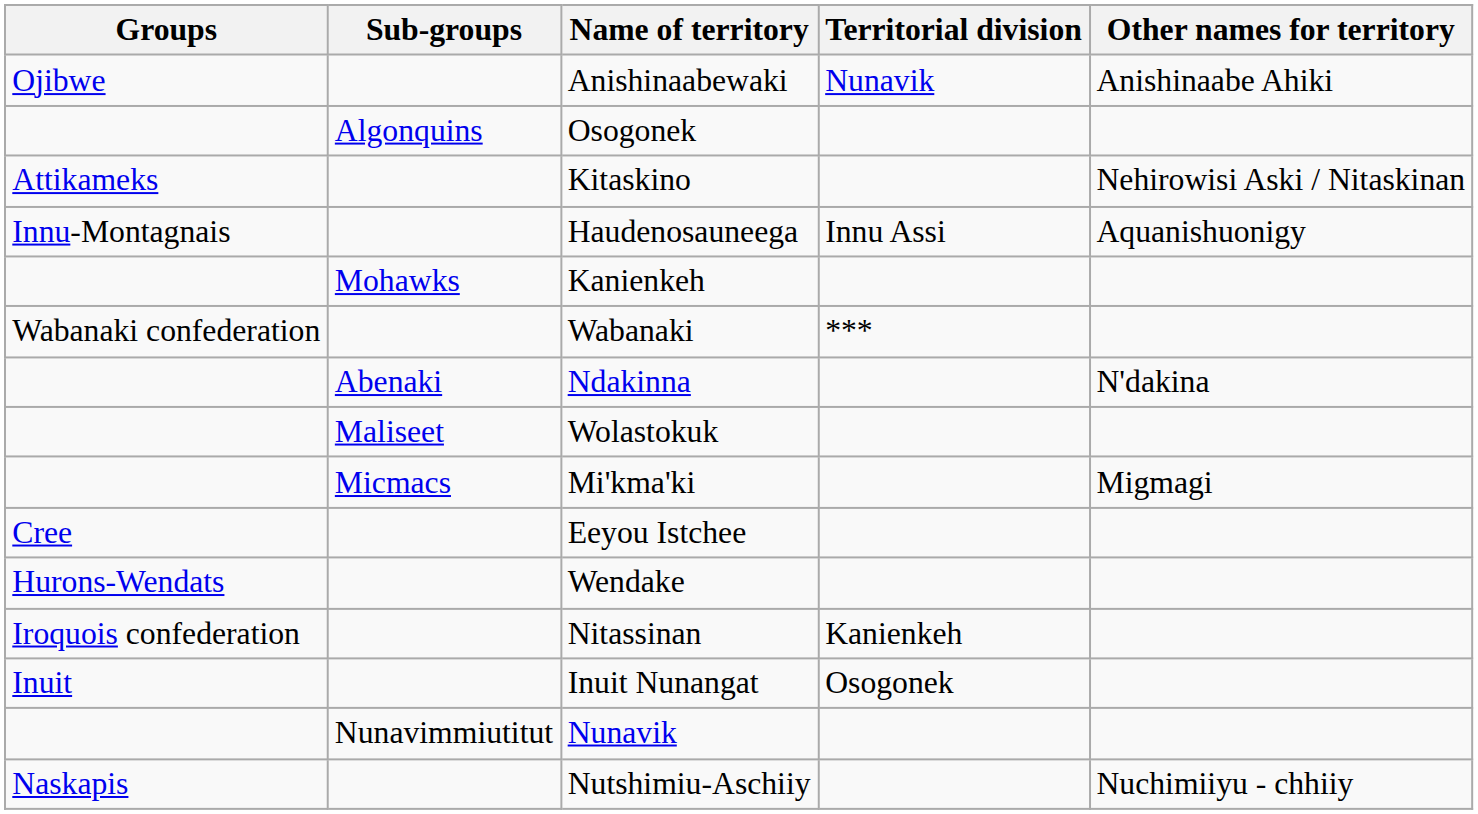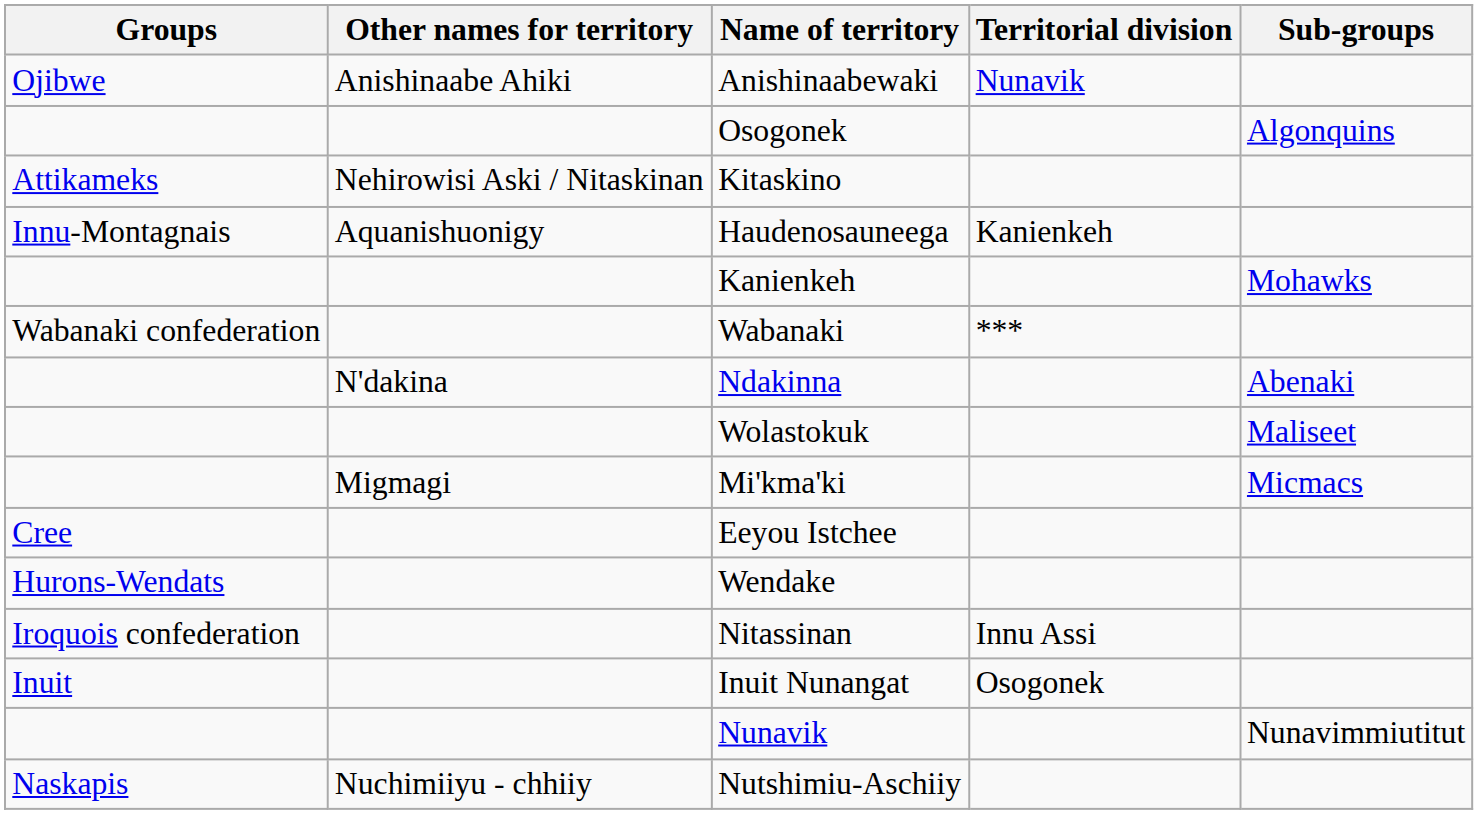columns swapped: (444, 29) <-> (1281, 29)
(885, 230) Innu Assi -> (1044, 230) Kanienkeh
(894, 632) Kanienkeh -> (1036, 632) Innu Assi
